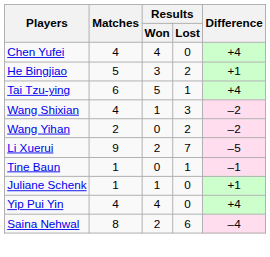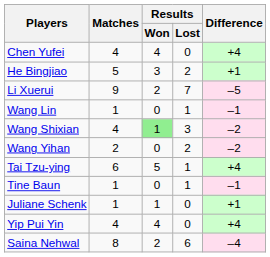rows swapped: (30, 147) <-> (39, 90)
+ row: (32, 109)
(157, 109) no background -> (157, 128) lightgreen background
